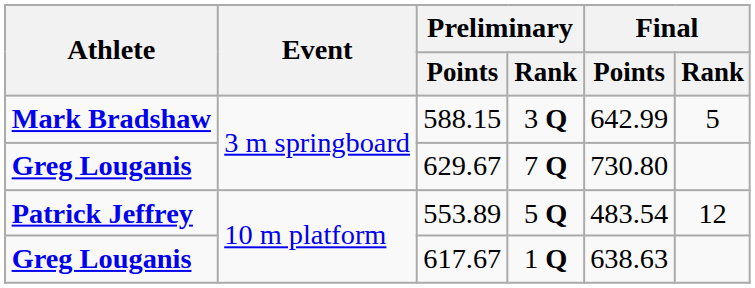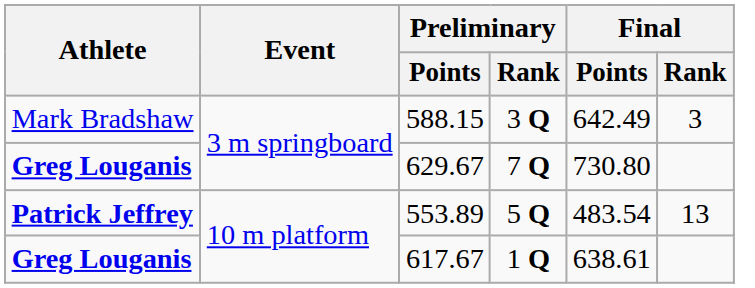(111, 119) bold -> (103, 119) normal
(629, 119) 642.99 -> (612, 119) 642.49
(713, 119) 5 -> (695, 119) 3
(713, 212) 12 -> (695, 212) 13
(629, 259) 638.63 -> (612, 259) 638.61
